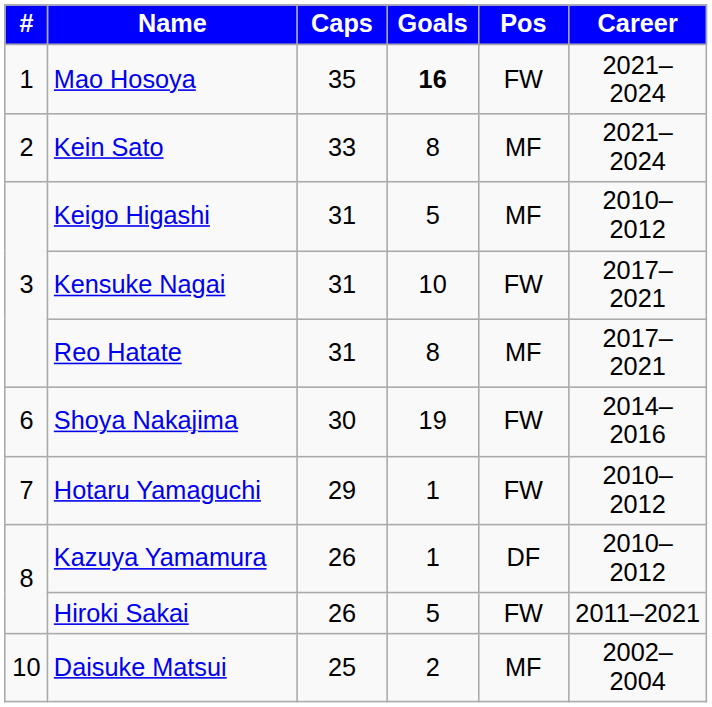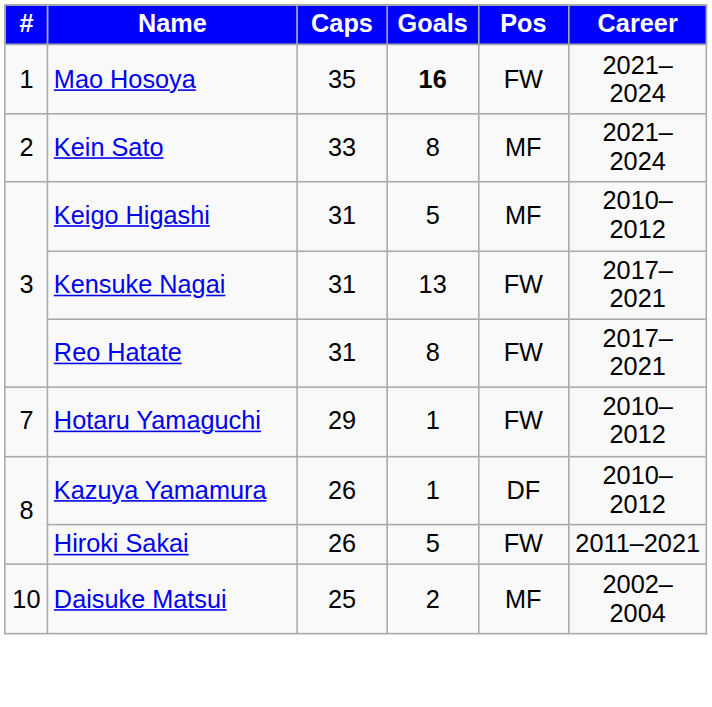(433, 284) 10 -> (433, 284) 13
(523, 352) MF -> (523, 352) FW
- row: (146, 421)
